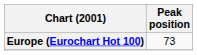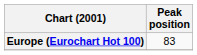(169, 41) 73 -> (169, 41) 83
